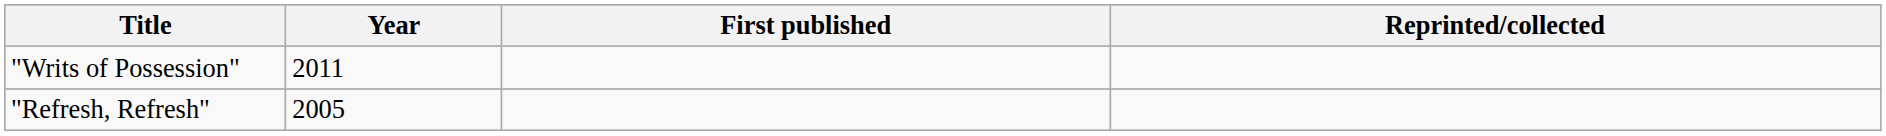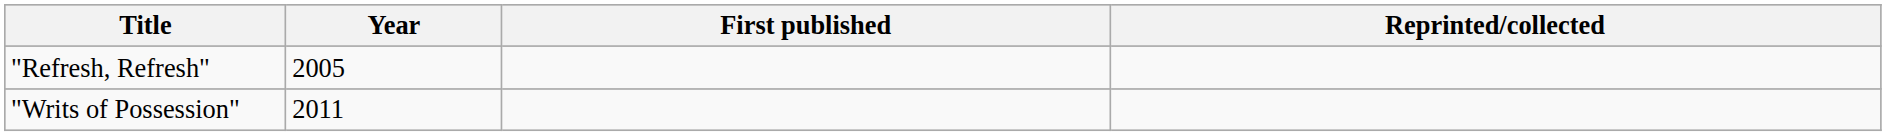rows swapped: (110, 109) <-> (125, 67)
